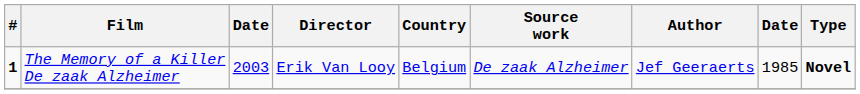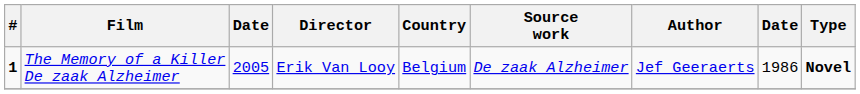(251, 68) 2003 -> (251, 68) 2005
(780, 68) 1985 -> (780, 68) 1986
